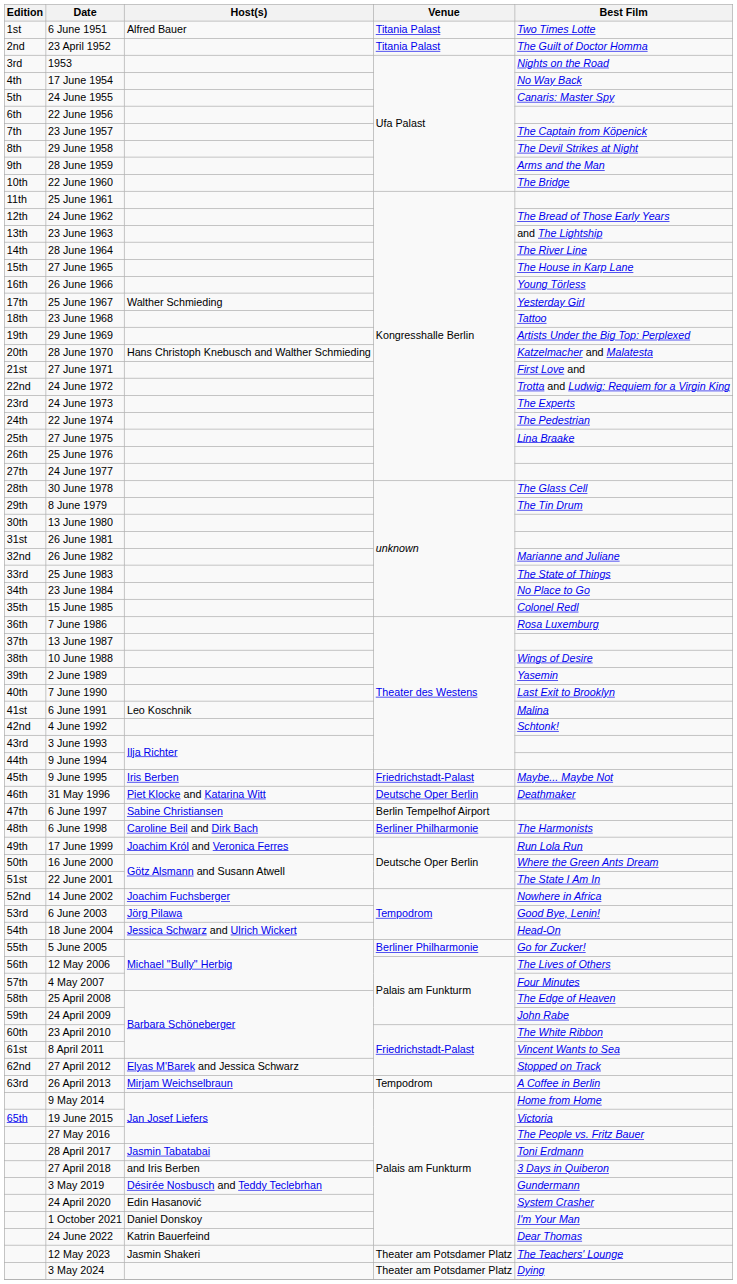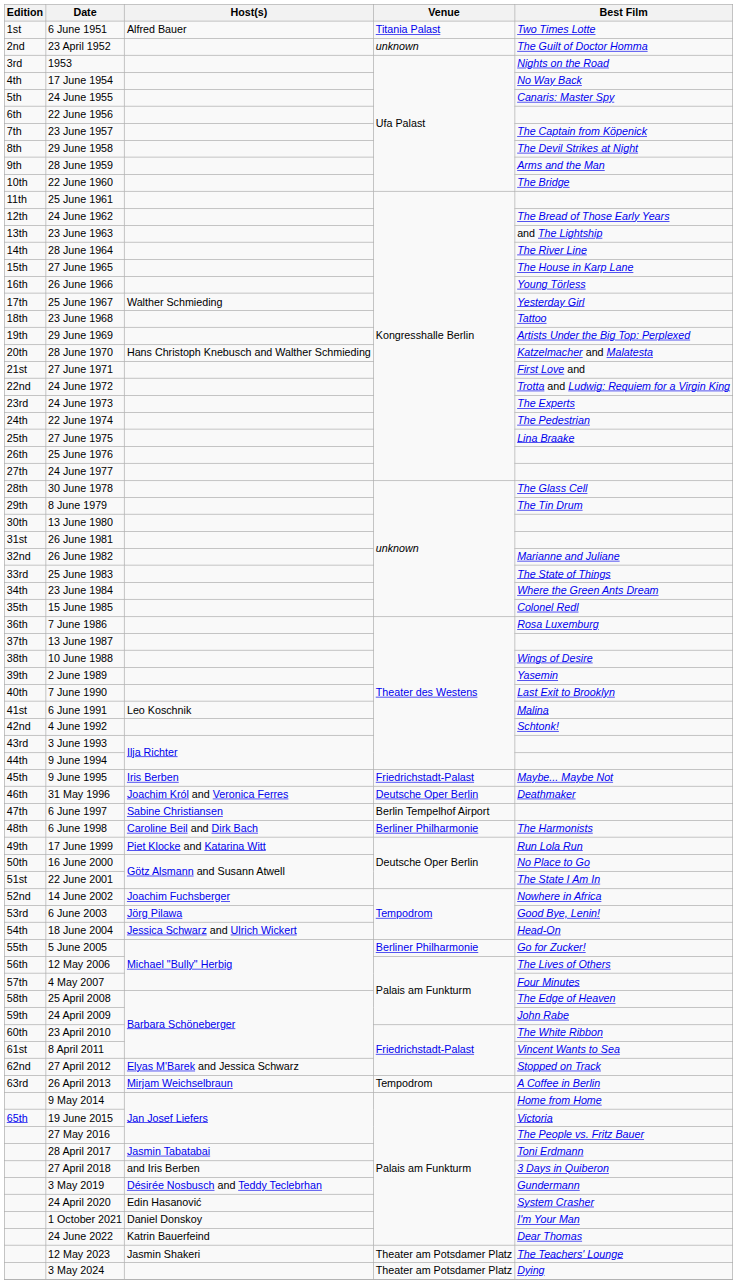(408, 47) Titania Palast -> (397, 47) unknown
(553, 591) No Place to Go -> (588, 591) Where the Green Ants Dream
(196, 795) Piet Klocke and Katarina Witt -> (208, 795) Joachim Król and Veronica Ferres
(208, 846) Joachim Król and Veronica Ferres -> (196, 846) Piet Klocke and Katarina Witt
(588, 863) Where the Green Ants Dream -> (553, 863) No Place to Go
